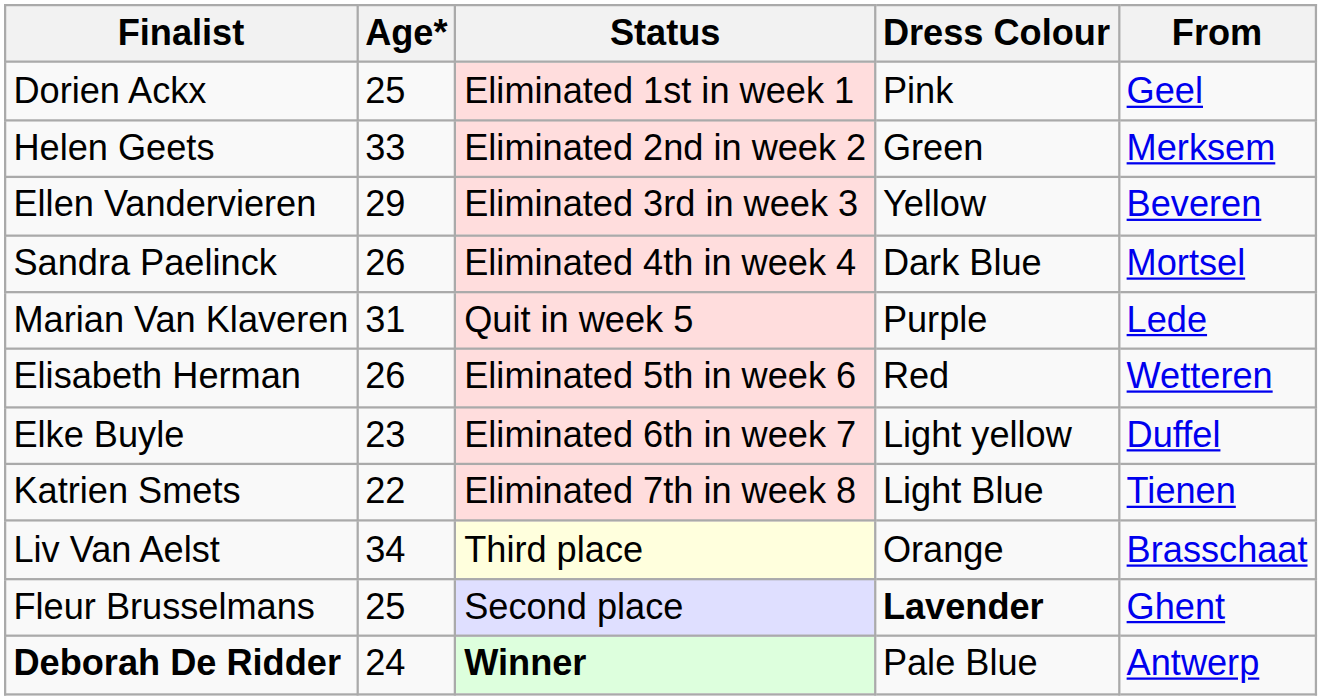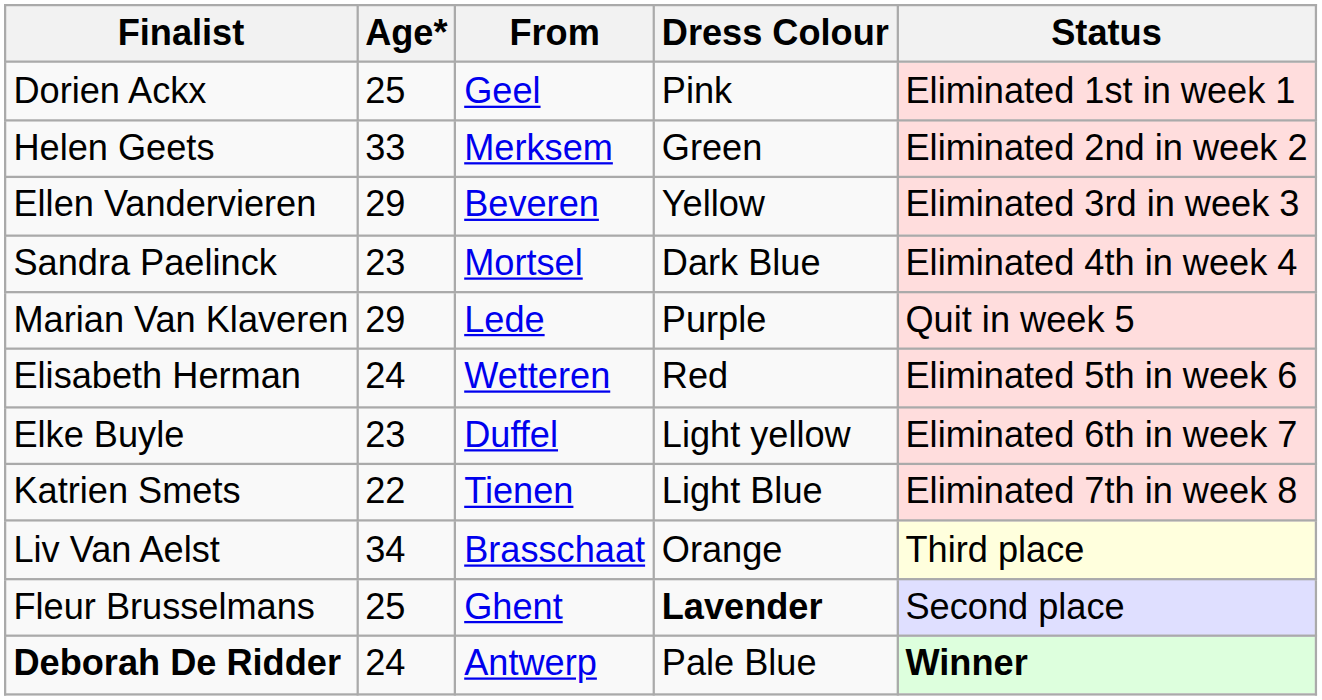columns swapped: (1217, 33) <-> (665, 33)
(385, 262) 26 -> (385, 262) 23
(385, 319) 31 -> (385, 319) 29
(385, 377) 26 -> (385, 377) 24
